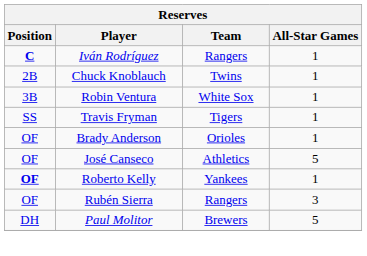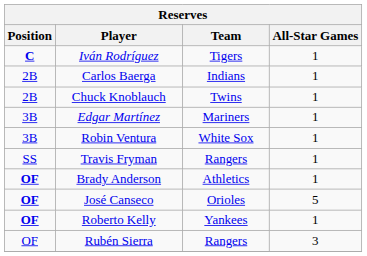(226, 55) Rangers -> (226, 55) Tigers
+ row: (119, 76)
+ row: (119, 117)
(226, 117) Tigers -> (226, 158) Rangers
(30, 138) normal -> (30, 179) bold
(226, 138) Orioles -> (226, 179) Athletics
(30, 158) normal -> (30, 199) bold
(226, 158) Athletics -> (226, 199) Orioles
- row: (119, 220)
